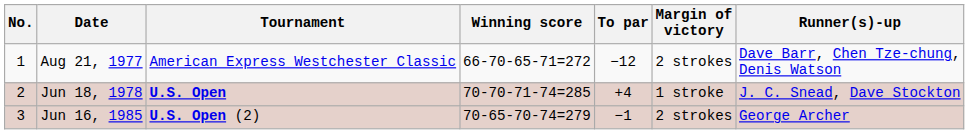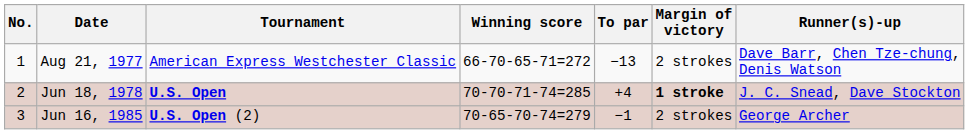(623, 63) −12 -> (623, 63) −13
(690, 94) normal -> (690, 94) bold
